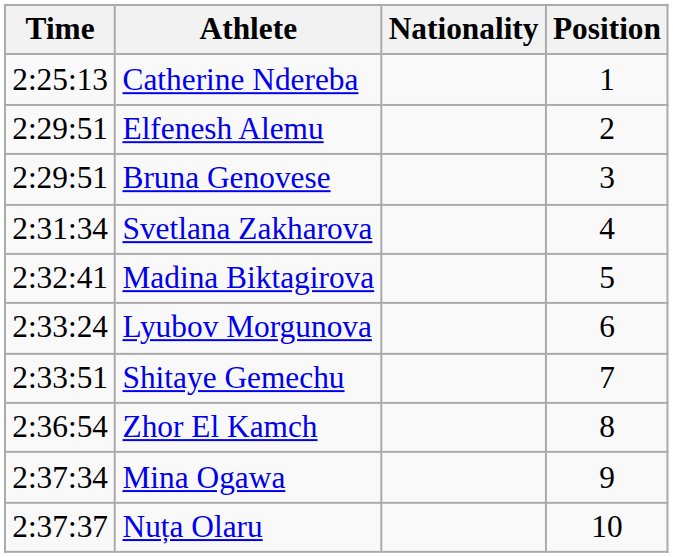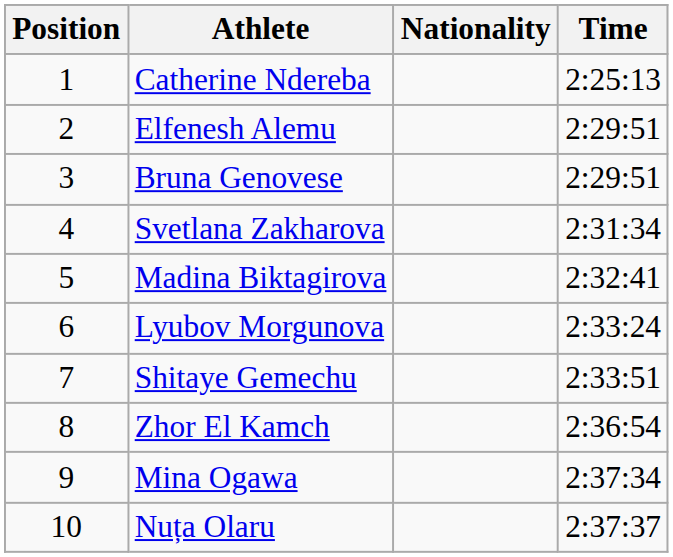columns swapped: (607, 29) <-> (60, 29)
